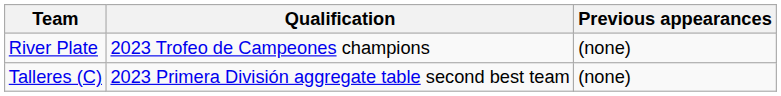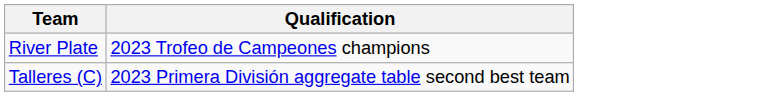- column: (675, 18)
